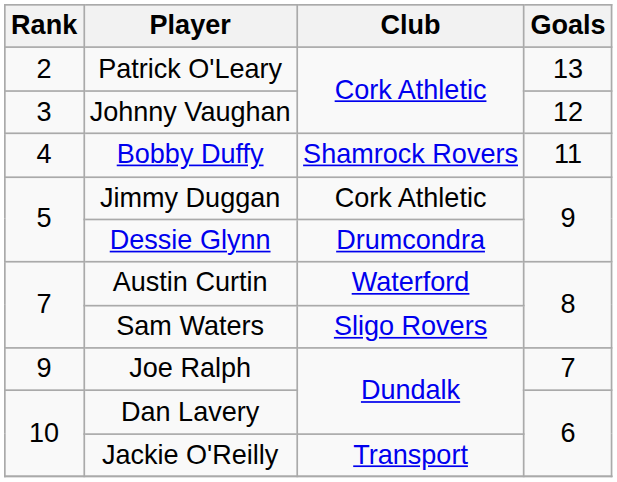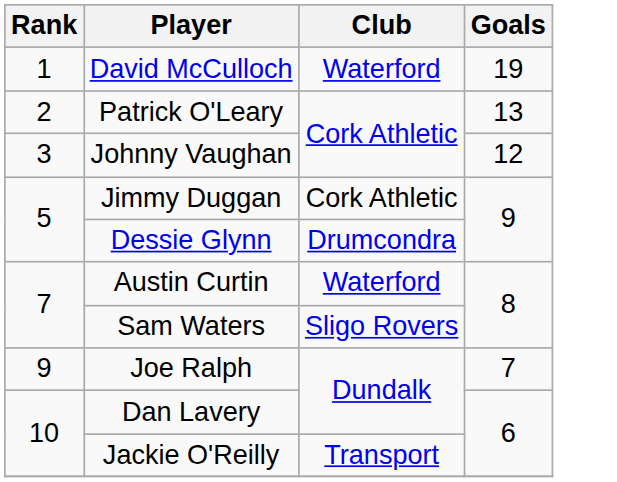+ row: (191, 68)
- row: (190, 154)
